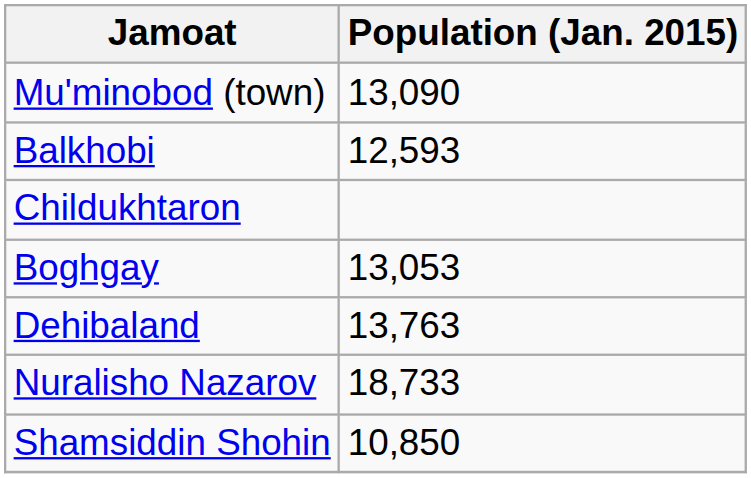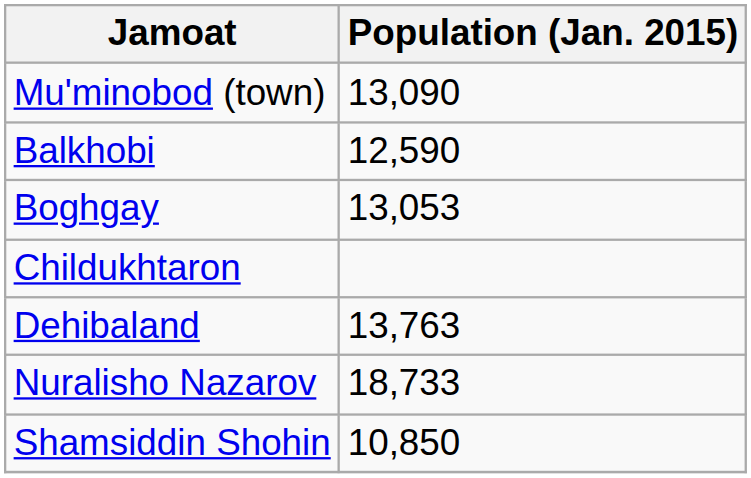(404, 150) 12,593 -> (404, 150) 12,590
rows swapped: (86, 267) <-> (127, 208)
